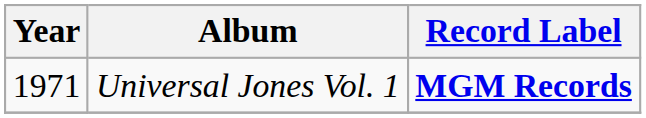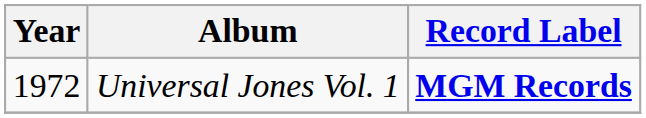(47, 84) 1971 -> (47, 84) 1972
